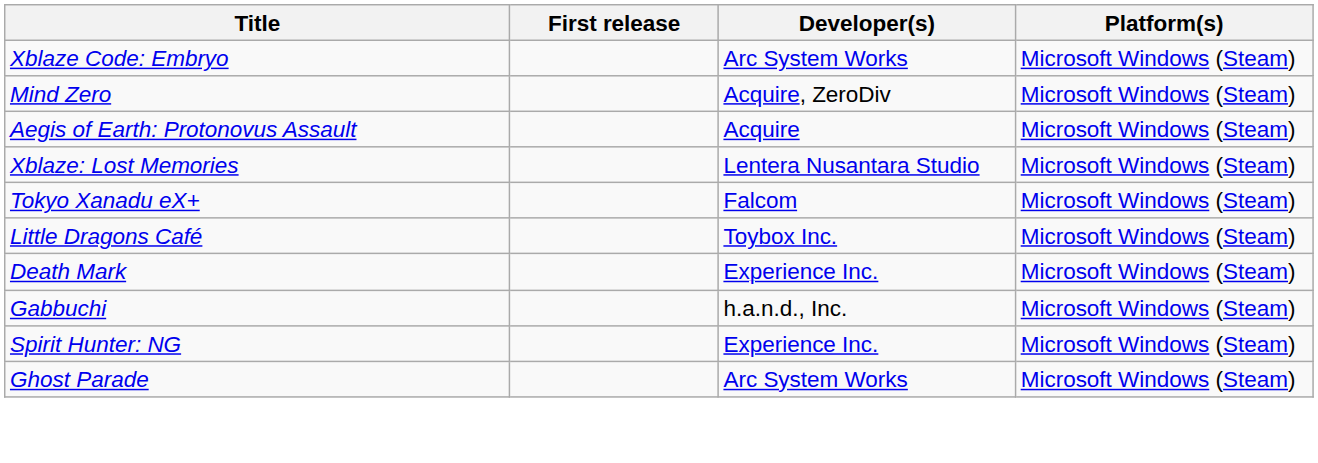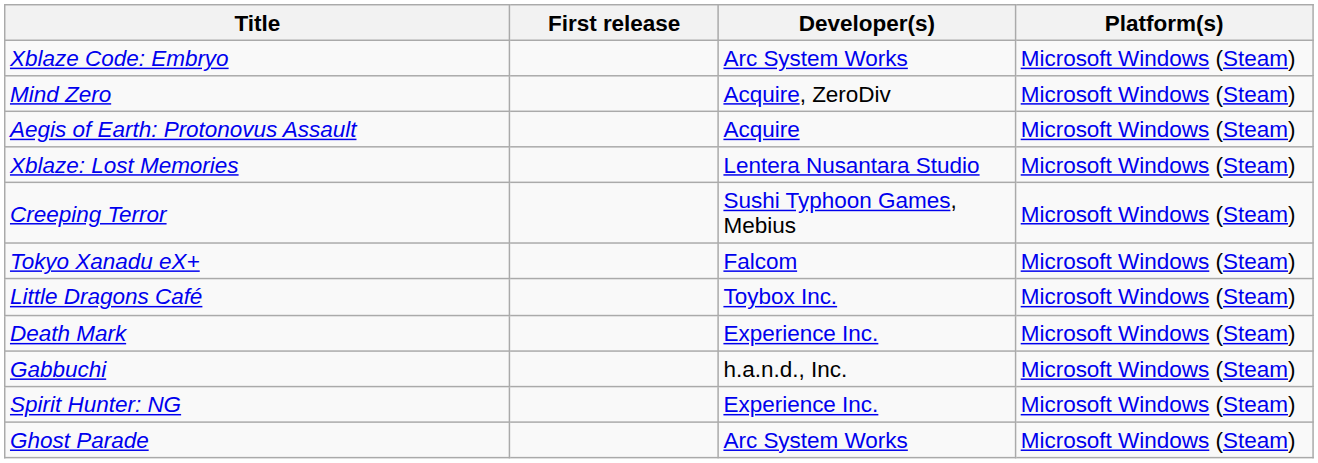+ row: (88, 213)
